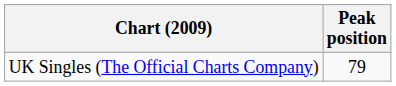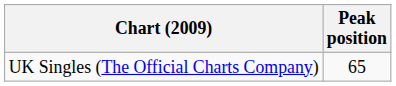(357, 66) 79 -> (357, 66) 65
